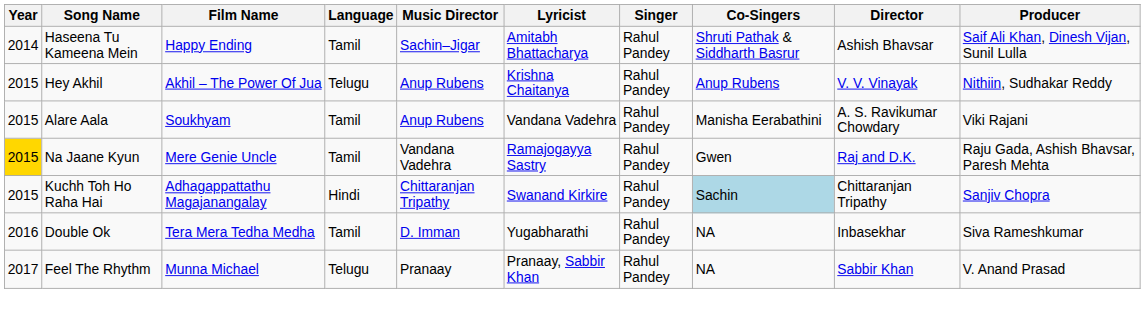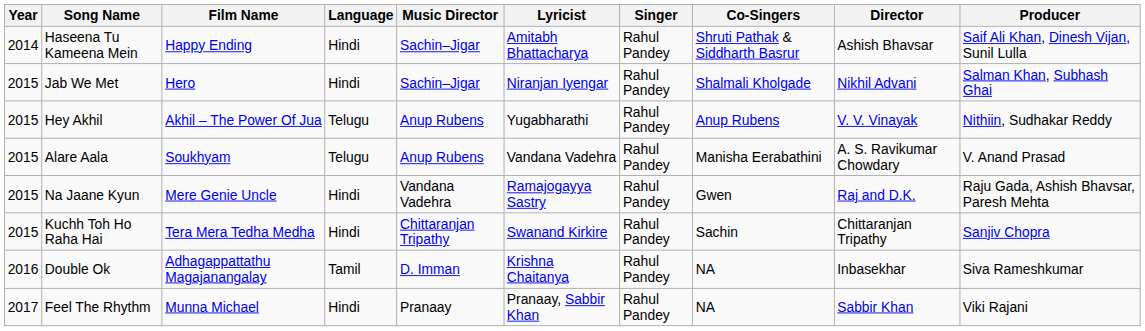(344, 45) Tamil -> (344, 45) Hindi
+ row: (82, 83)
(538, 83) Krishna Chaitanya -> (548, 120) Yugabharathi
(344, 120) Tamil -> (349, 157) Telugu
(995, 120) Viki Rajani -> (1014, 157) V. Anand Prasad
(23, 157) gold background -> (23, 195) no background
(344, 157) Tamil -> (344, 195) Hindi
(218, 195) Adhagappattathu Magajanangalay -> (240, 232) Tera Mera Tedha Medha
(717, 195) lightblue background -> (717, 232) no background
(240, 232) Tera Mera Tedha Medha -> (218, 269) Adhagappattathu Magajanangalay
(548, 232) Yugabharathi -> (538, 269) Krishna Chaitanya
(349, 269) Telugu -> (344, 307) Hindi
(1014, 269) V. Anand Prasad -> (995, 307) Viki Rajani
